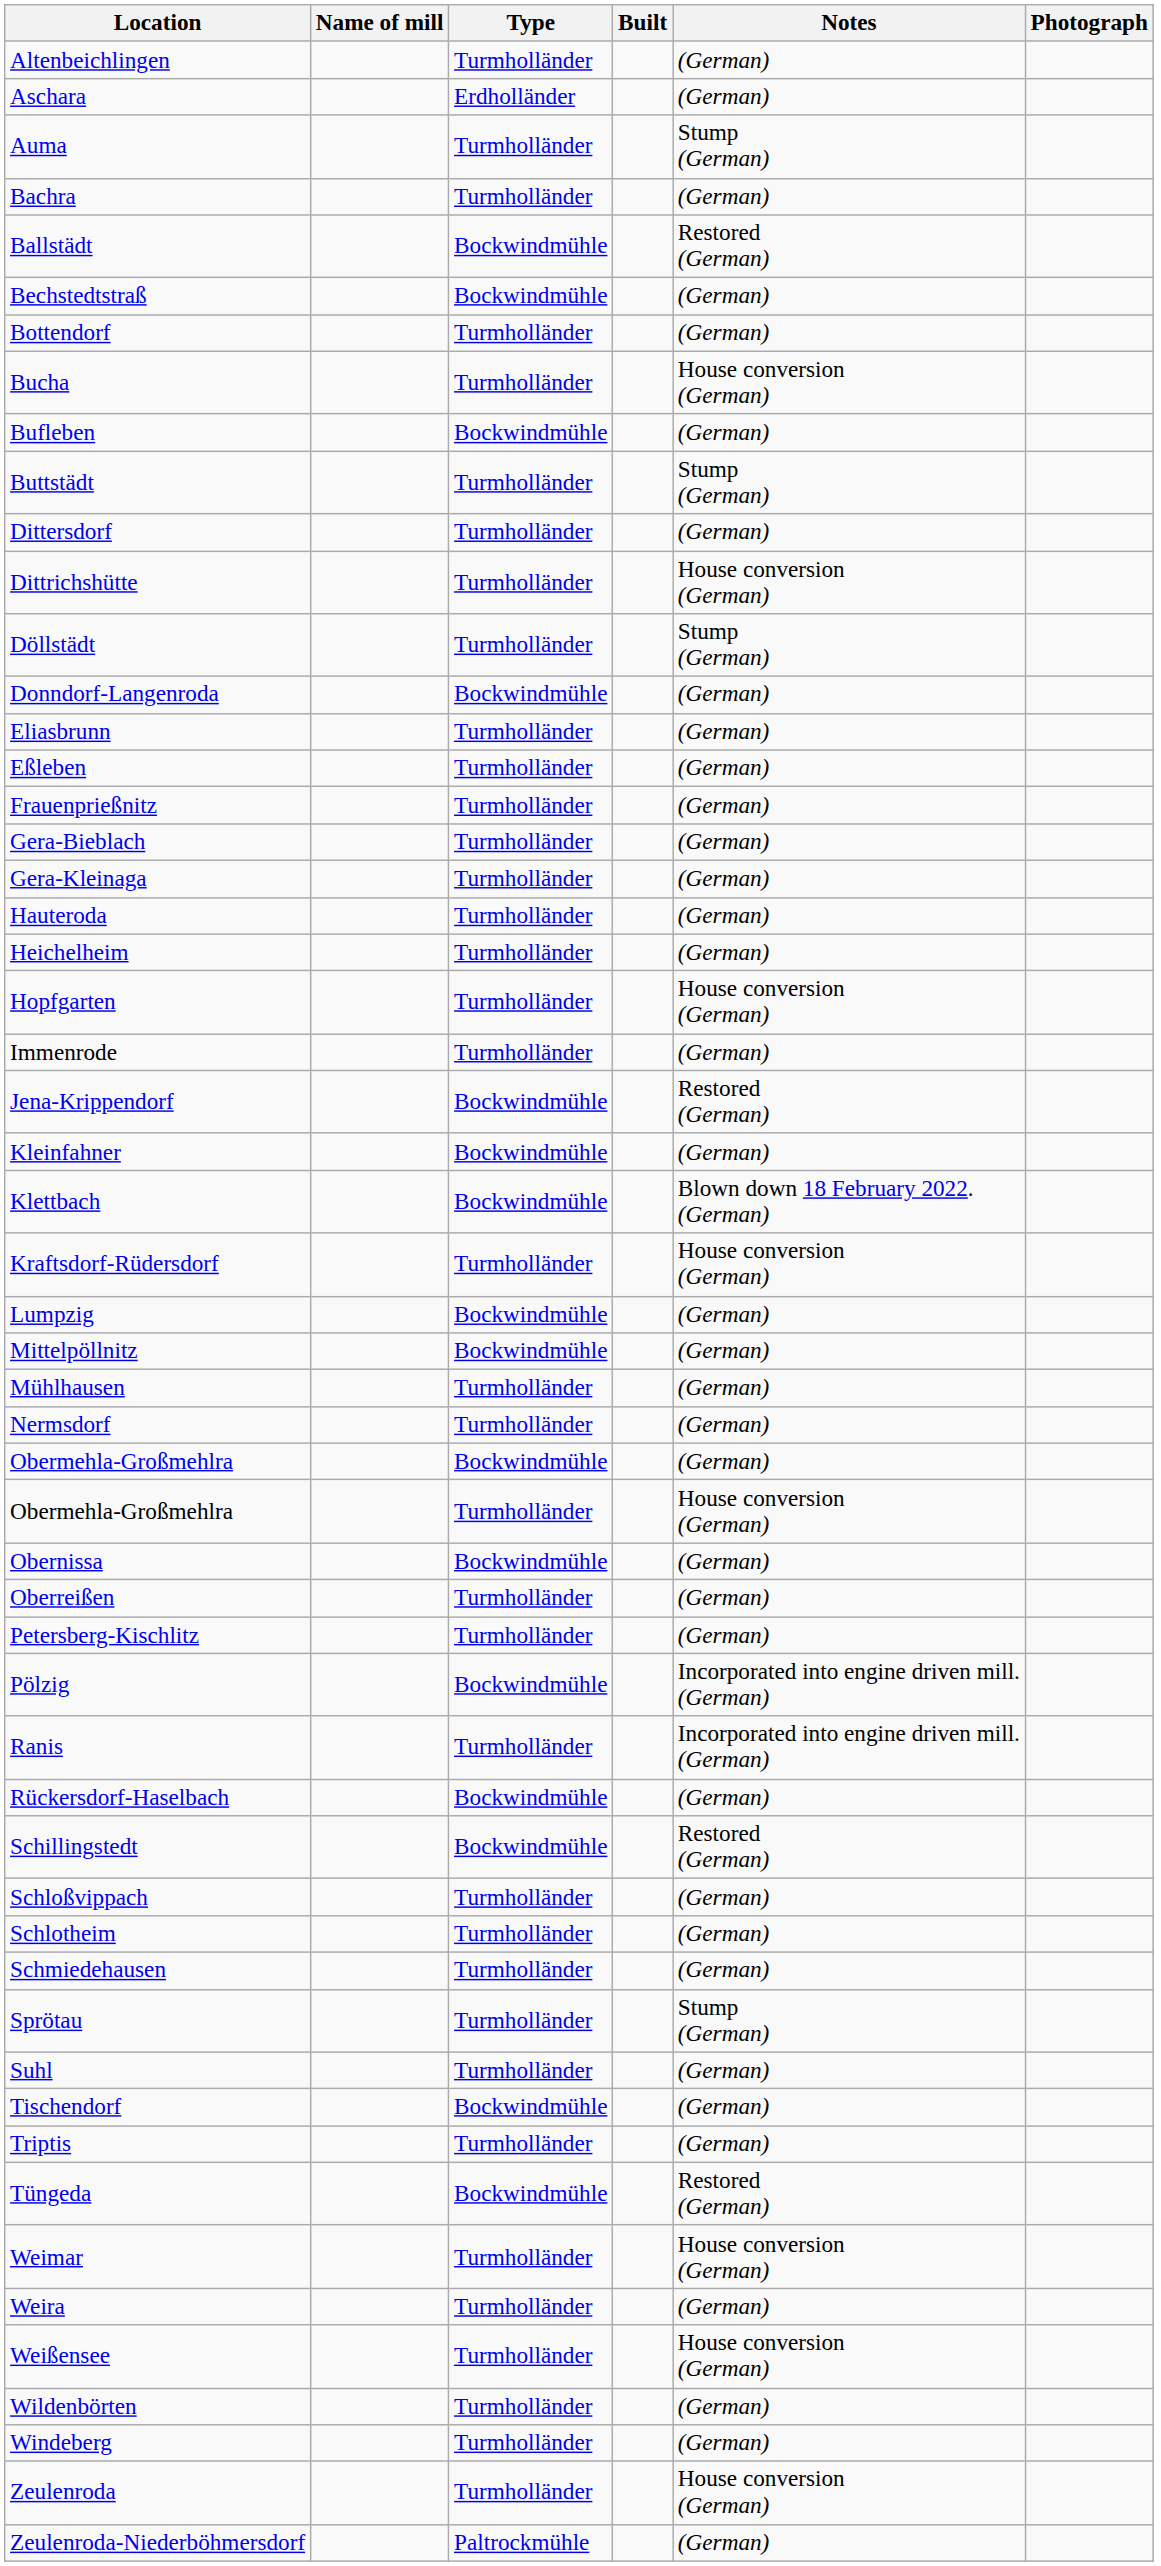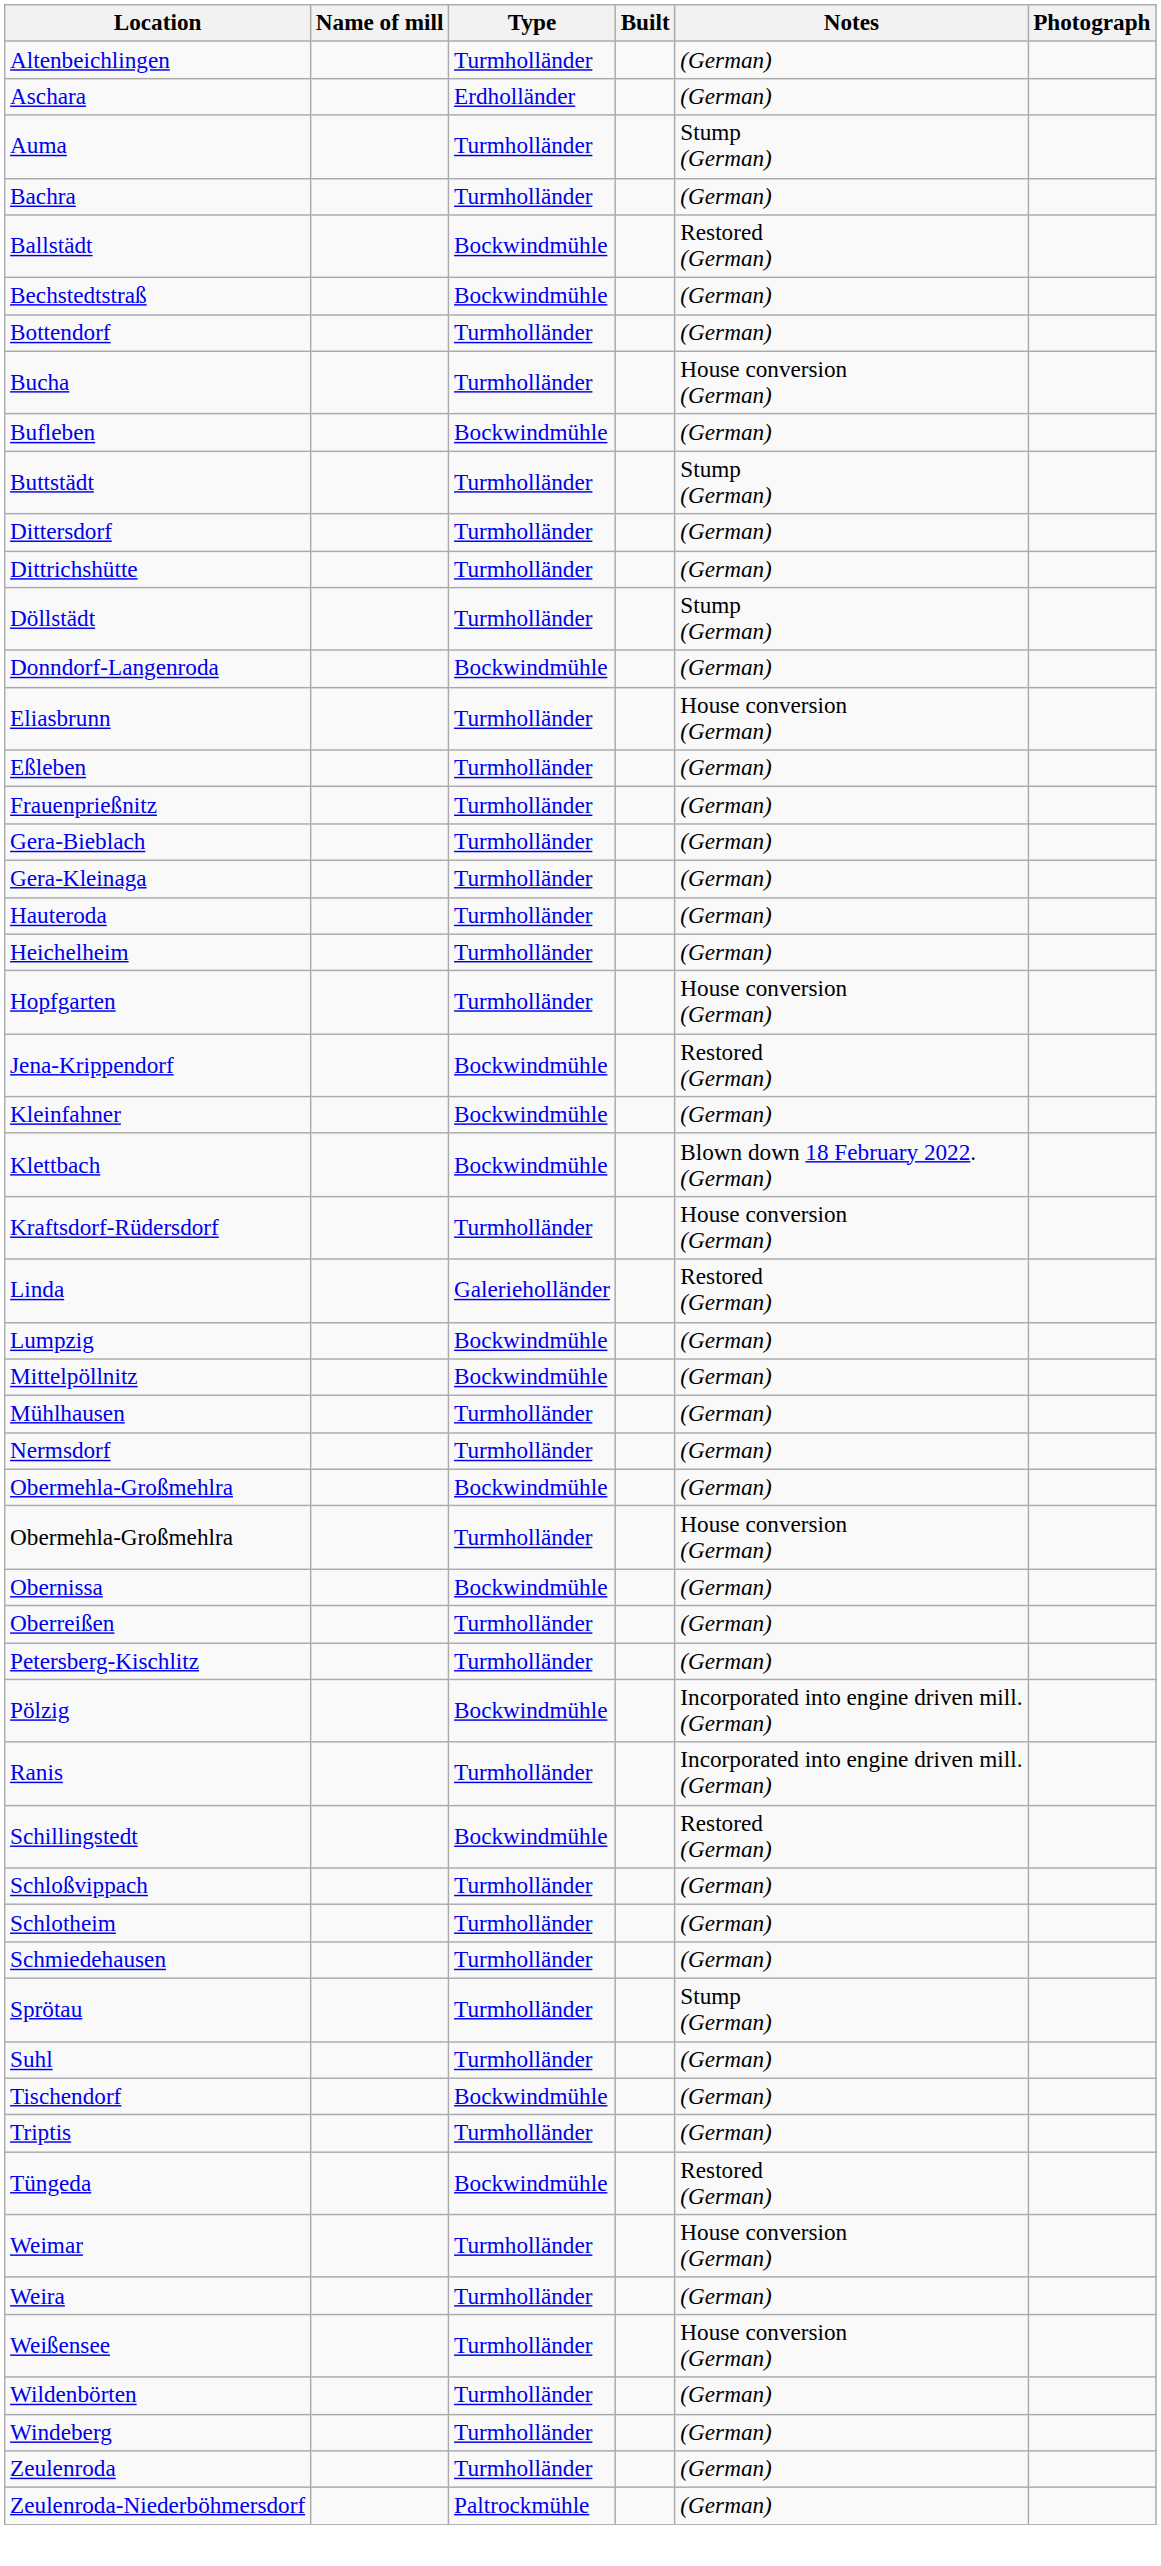(761, 581) House conversion (German) -> (726, 568) (German)
(724, 731) (German) -> (764, 718) House conversion (German)
- row: (64, 1051)
+ row: (37, 1290)
- row: (120, 1797)
(761, 2492) House conversion (German) -> (726, 2468) (German)
